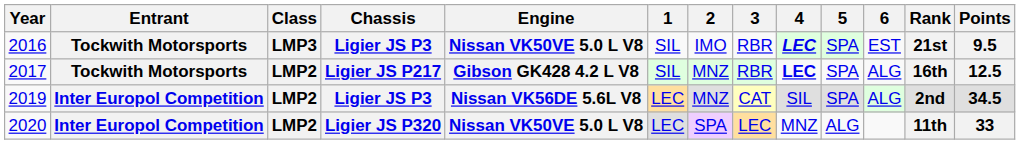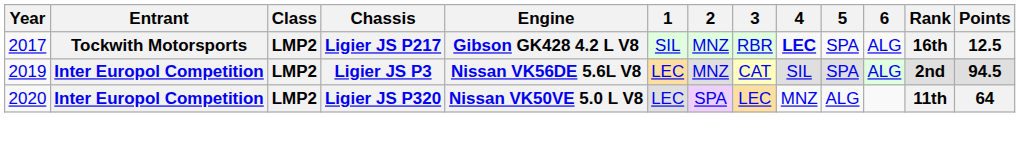- row: (27, 45)
(985, 99) 34.5 -> (985, 72) 94.5
(985, 126) 33 -> (985, 99) 64
